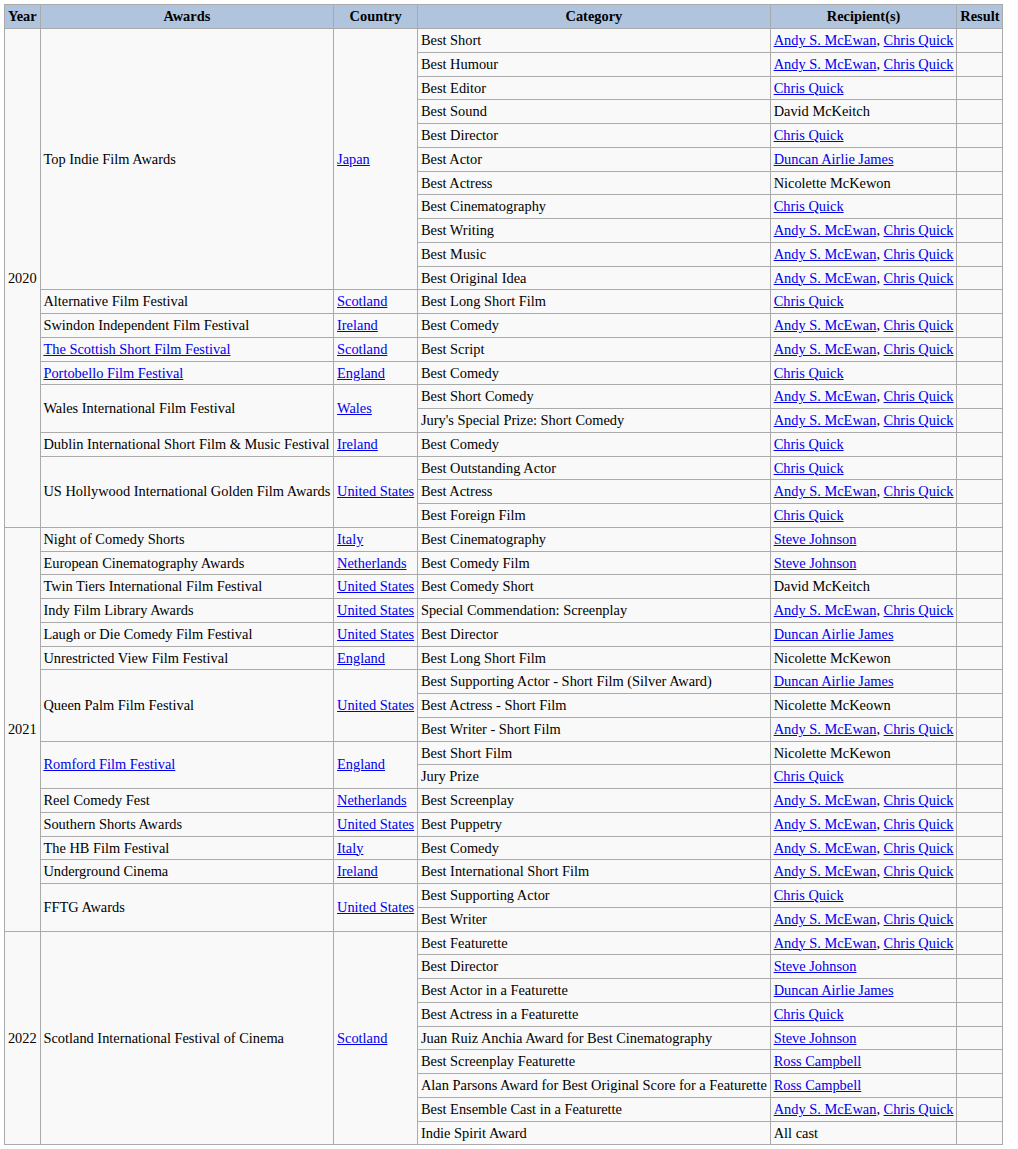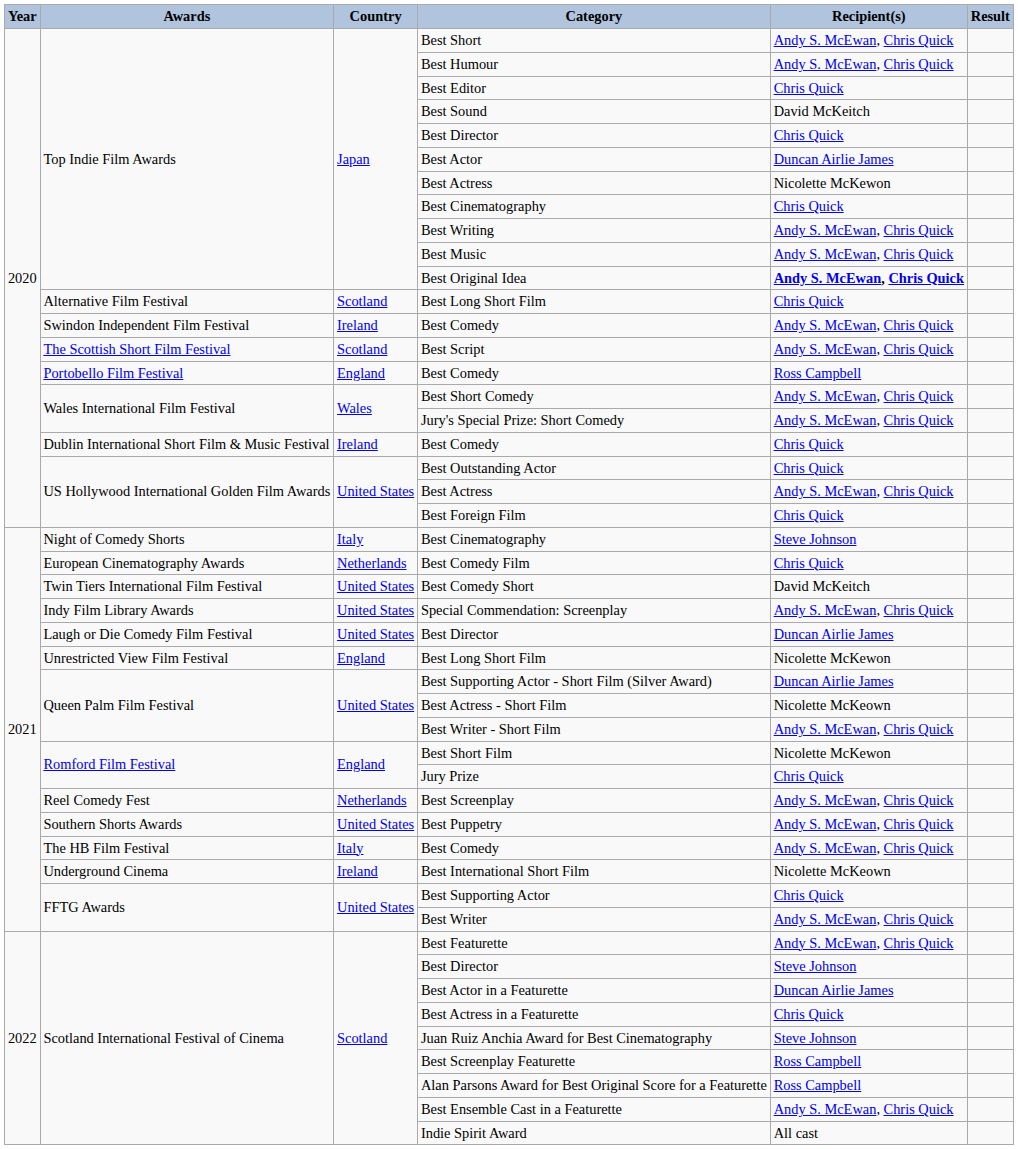(864, 278) normal -> (869, 278) bold
(809, 373) Chris Quick -> (817, 373) Ross Campbell
(815, 563) Steve Johnson -> (809, 563) Chris Quick
(864, 871) Andy S. McEwan, Chris Quick -> (832, 871) Nicolette McKeown
